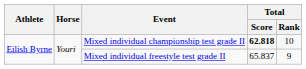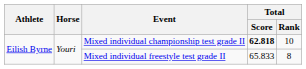(262, 57) 65.837 -> (262, 57) 65.833
(289, 57) 9 -> (289, 57) 8
